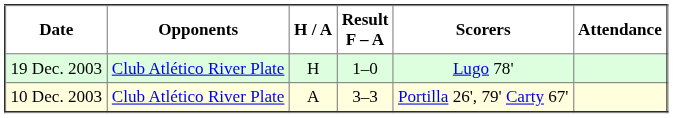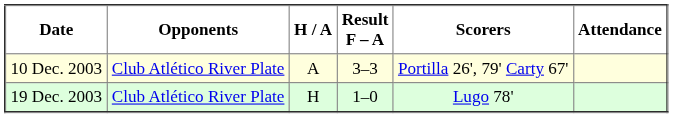rows swapped: (56, 97) <-> (56, 68)
